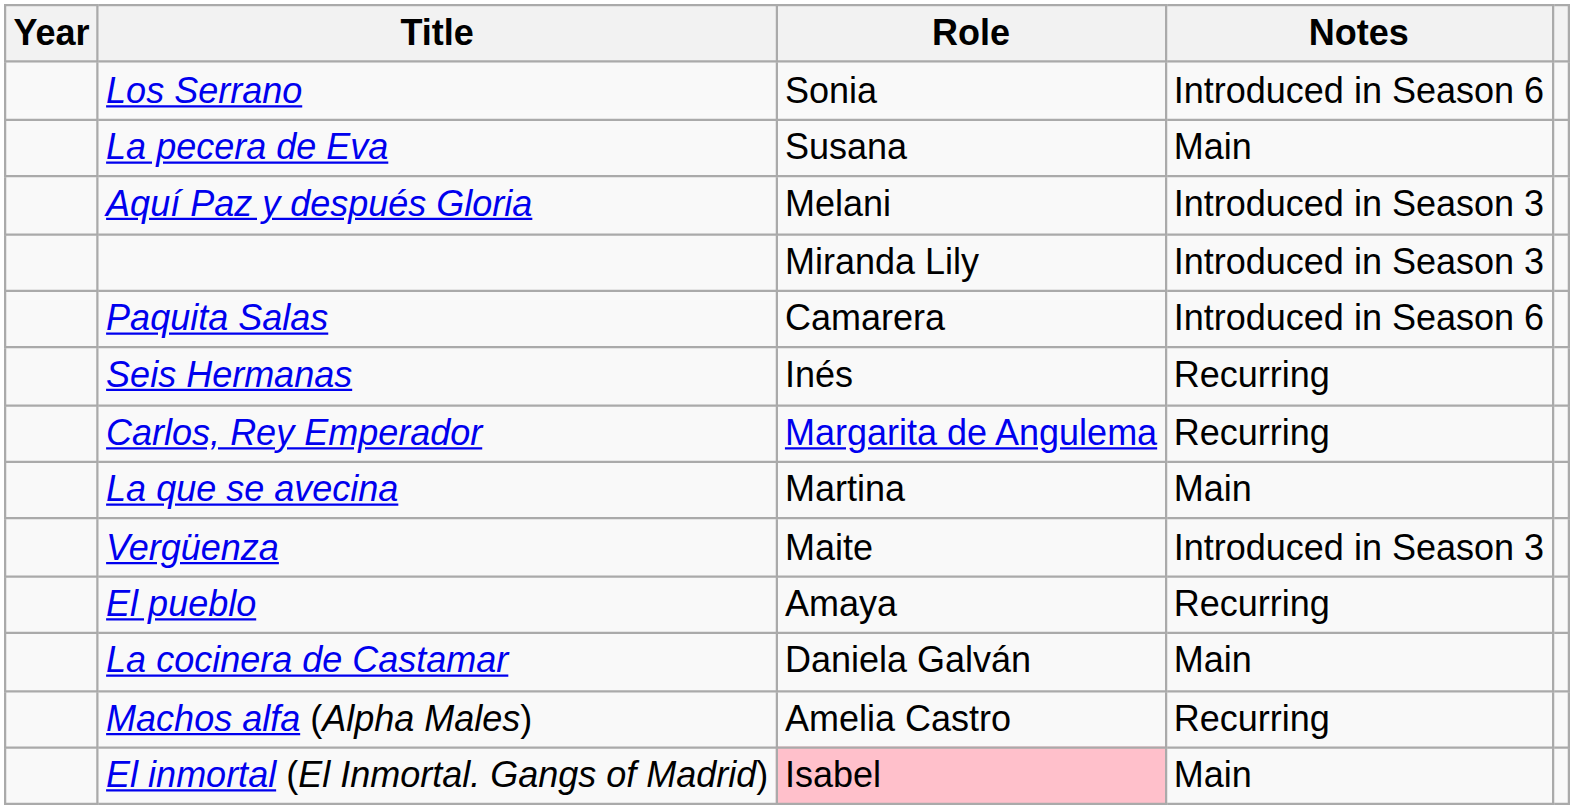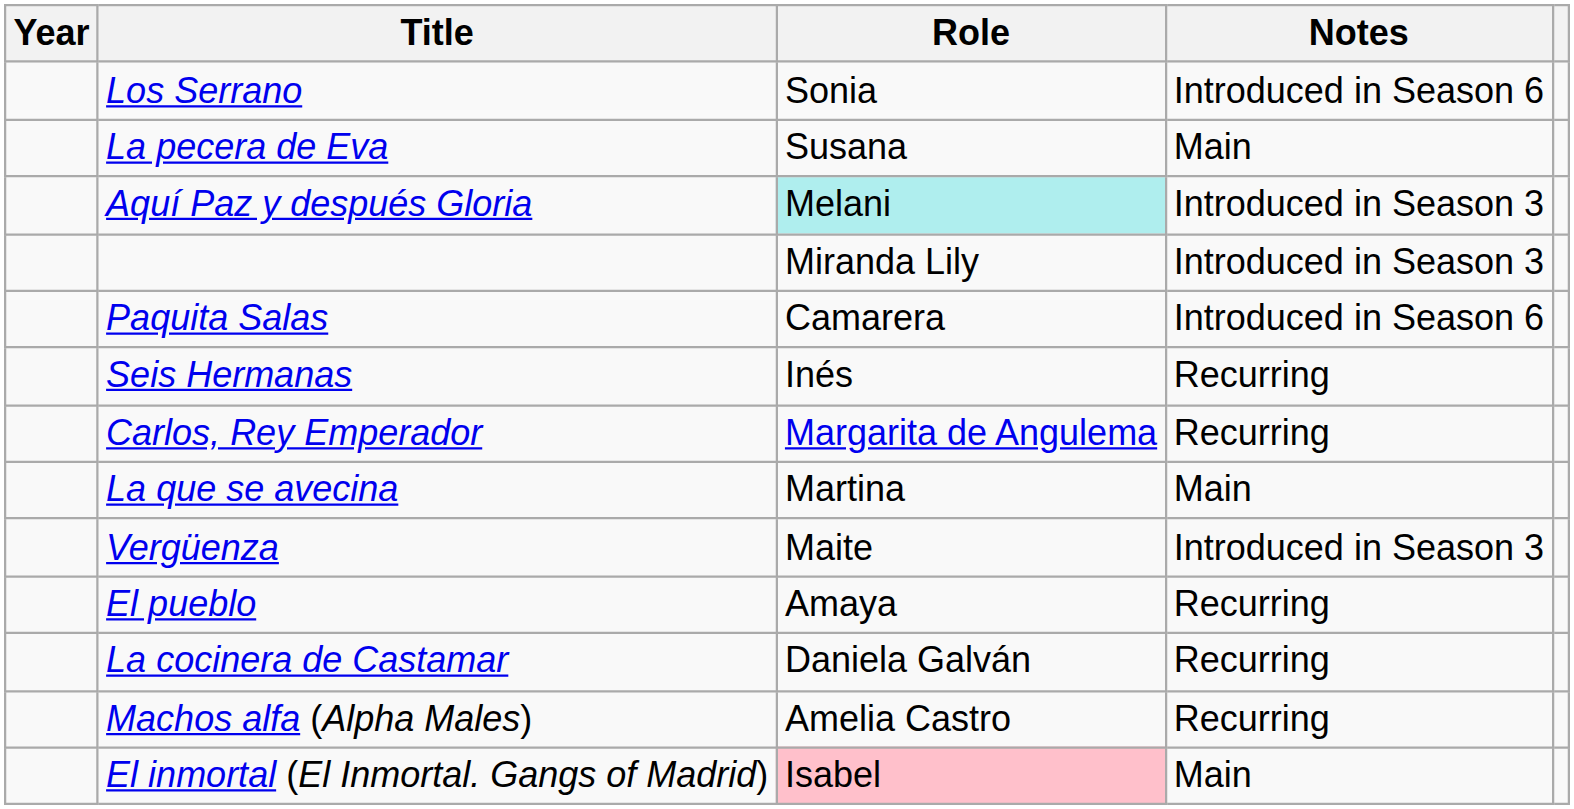(838, 204) no background -> (838, 204) paleturquoise background
(1213, 661) Main -> (1252, 661) Recurring
